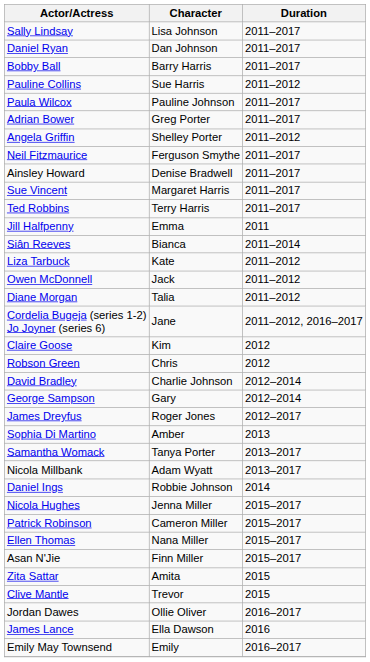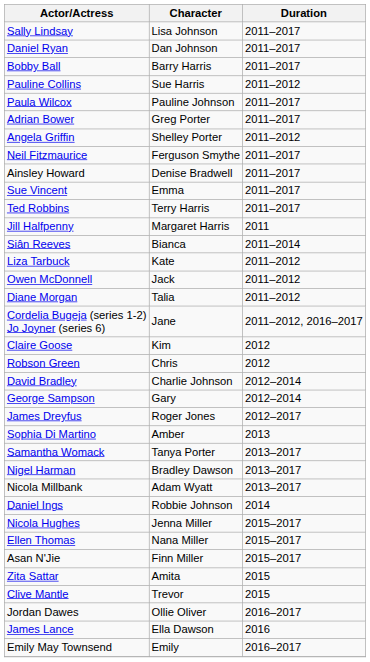(190, 191) Margaret Harris -> (168, 191) Emma
(168, 226) Emma -> (190, 226) Margaret Harris
+ row: (41, 470)
- row: (49, 523)
